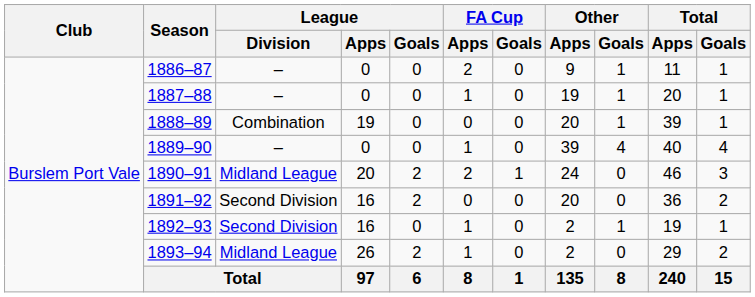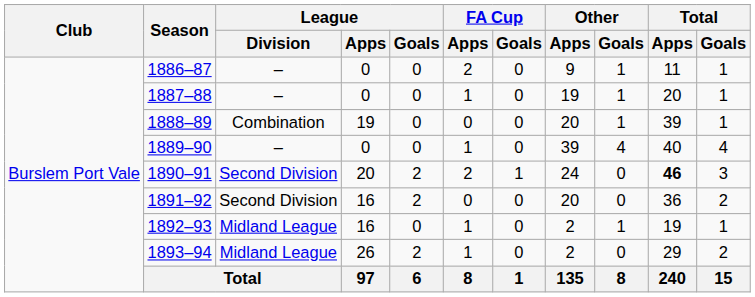(278, 174) Midland League -> (278, 174) Second Division
(672, 174) normal -> (672, 174) bold
(278, 226) Second Division -> (278, 226) Midland League
